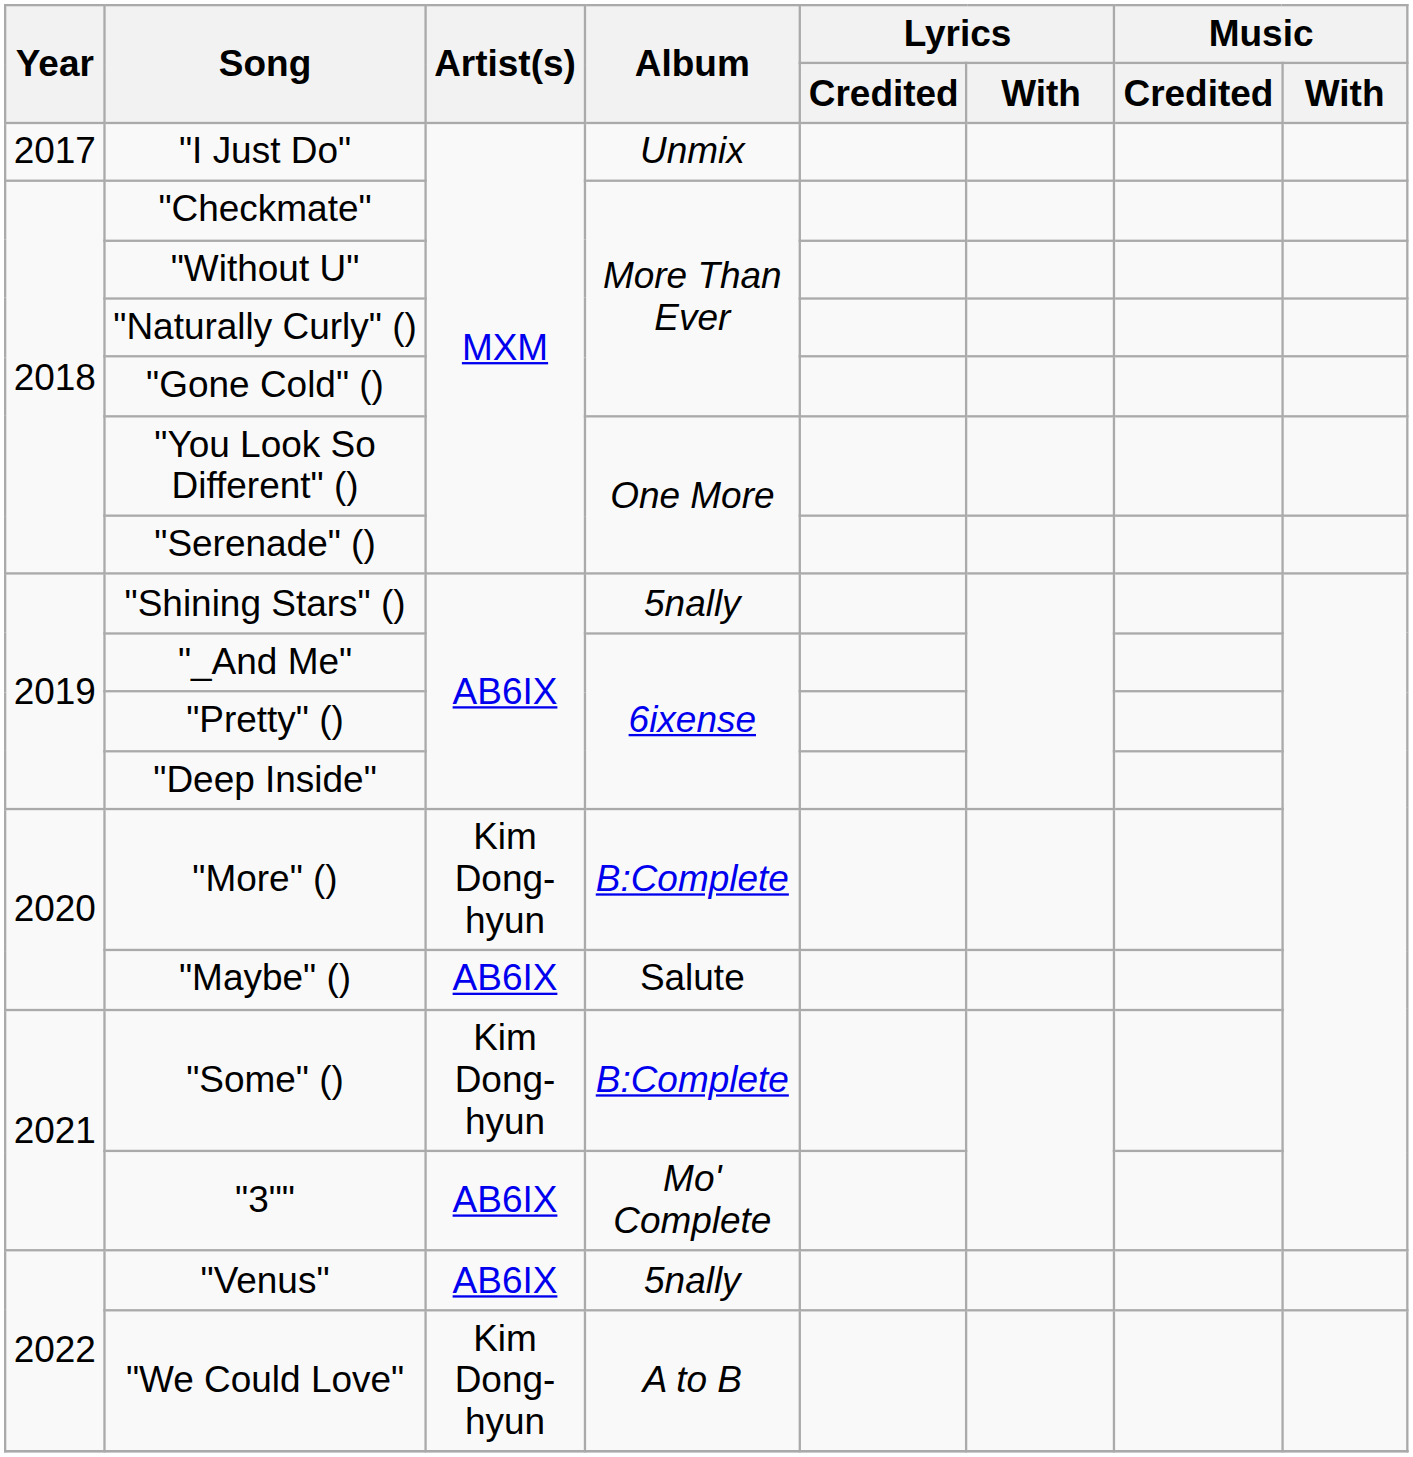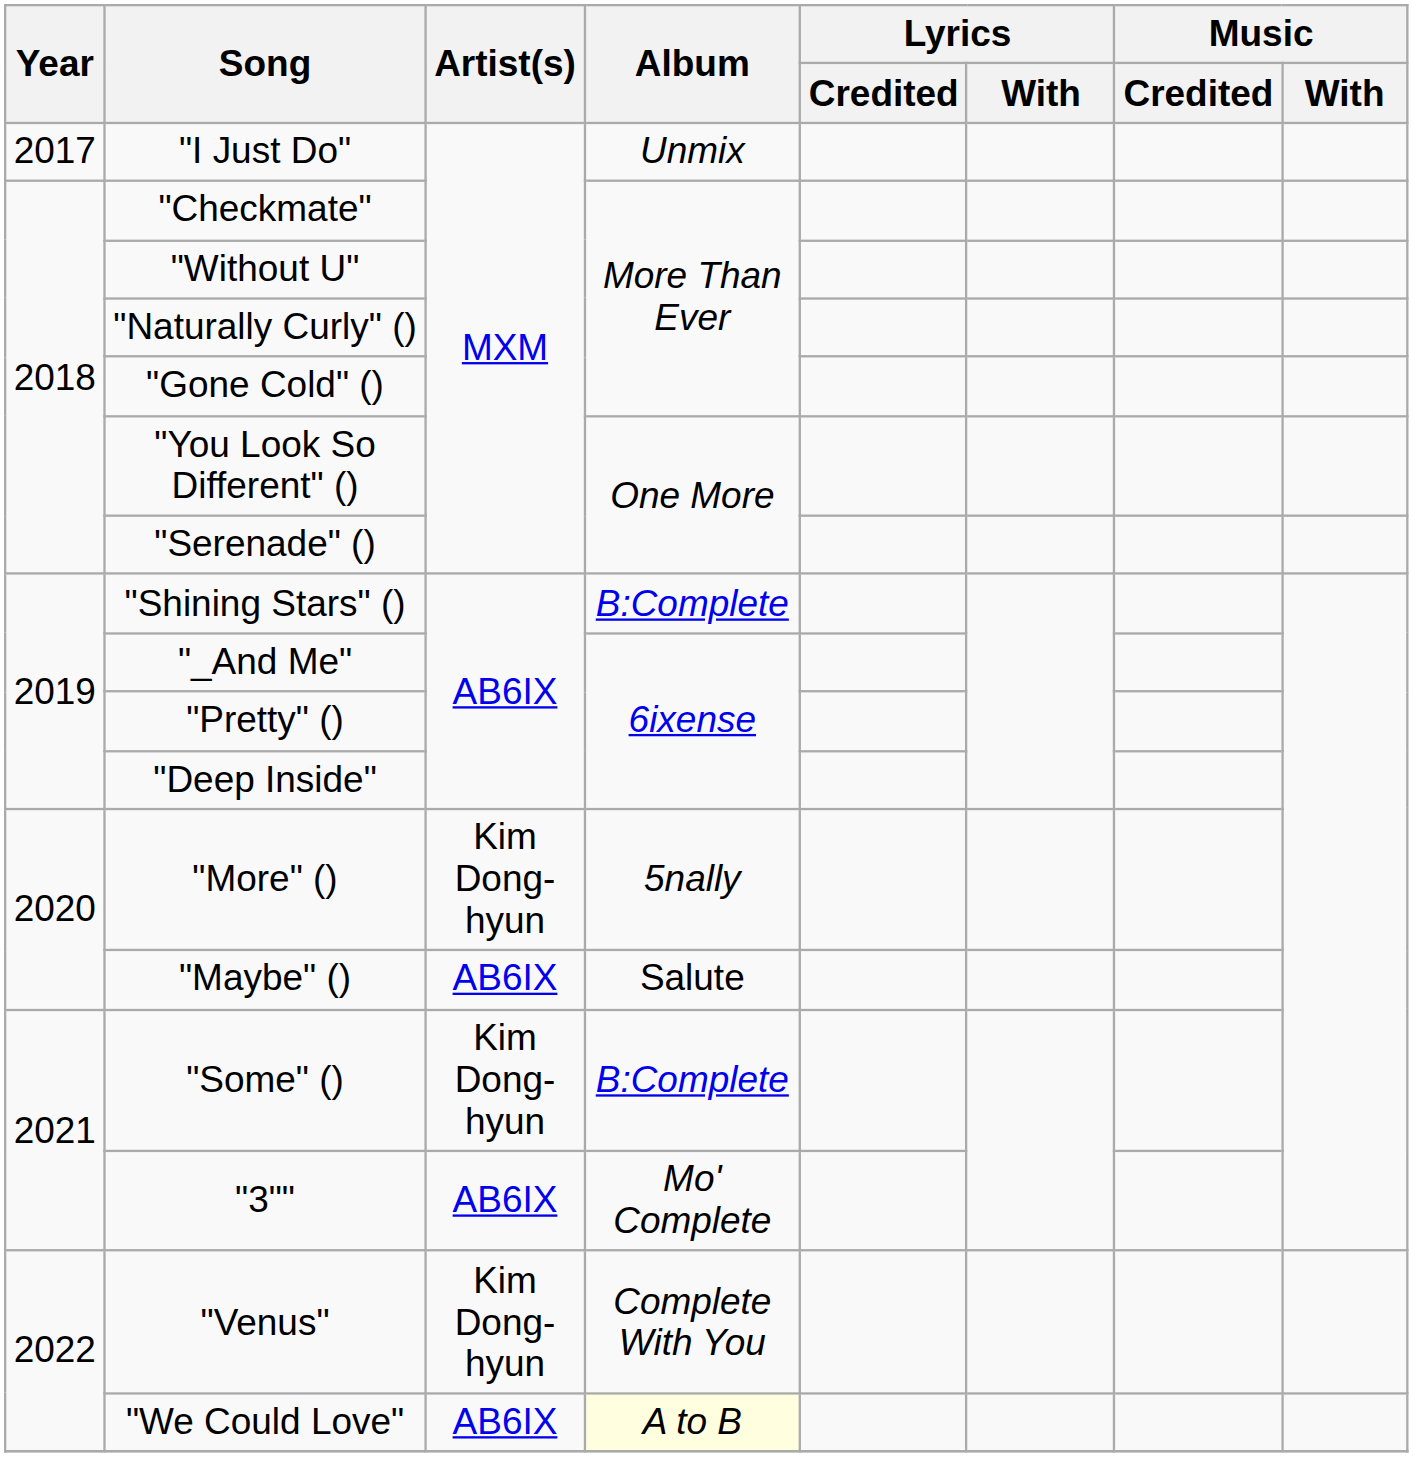(692, 602) 5nally -> (692, 602) B:Complete
(692, 878) B:Complete -> (692, 878) 5nally
(505, 1279) AB6IX -> (505, 1321) Kim Dong-hyun
(692, 1279) 5nally -> (692, 1321) Complete With You
(505, 1379) Kim Dong-hyun -> (505, 1421) AB6IX
(692, 1379) no background -> (692, 1421) lightyellow background
